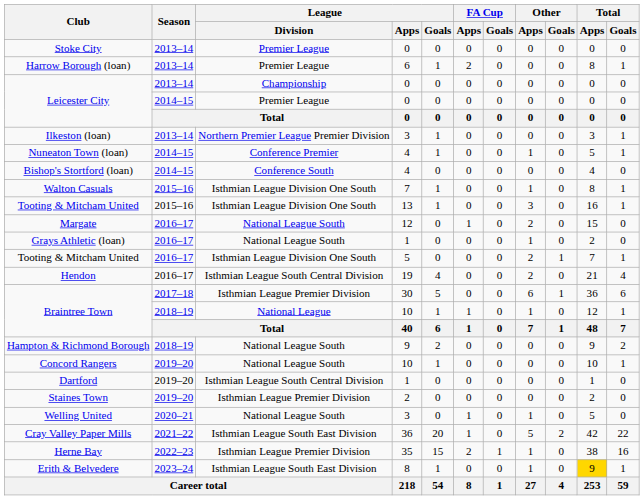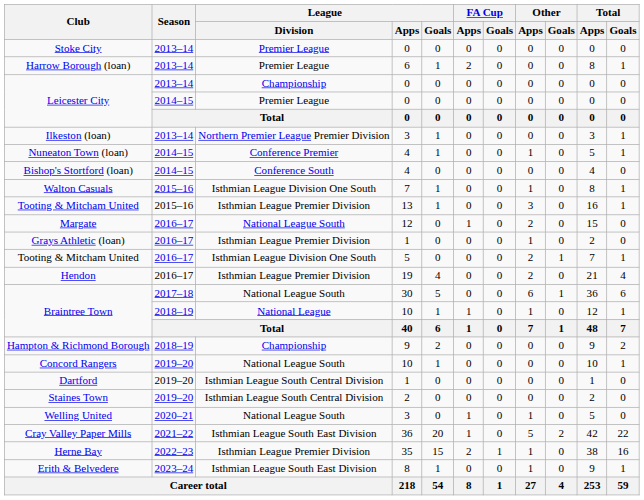(294, 205) Isthmian League Division One South -> (294, 205) Isthmian League Premier Division
(294, 240) National League South -> (294, 240) Isthmian League Premier Division
(294, 275) Isthmian League South Central Division -> (294, 275) Isthmian League Premier Division
(294, 293) Isthmian League Premier Division -> (294, 293) National League South
(294, 345) National League South -> (294, 345) Championship
(294, 398) Isthmian League Premier Division -> (294, 398) Isthmian League South Central Division
(592, 468) gold background -> (592, 468) no background
